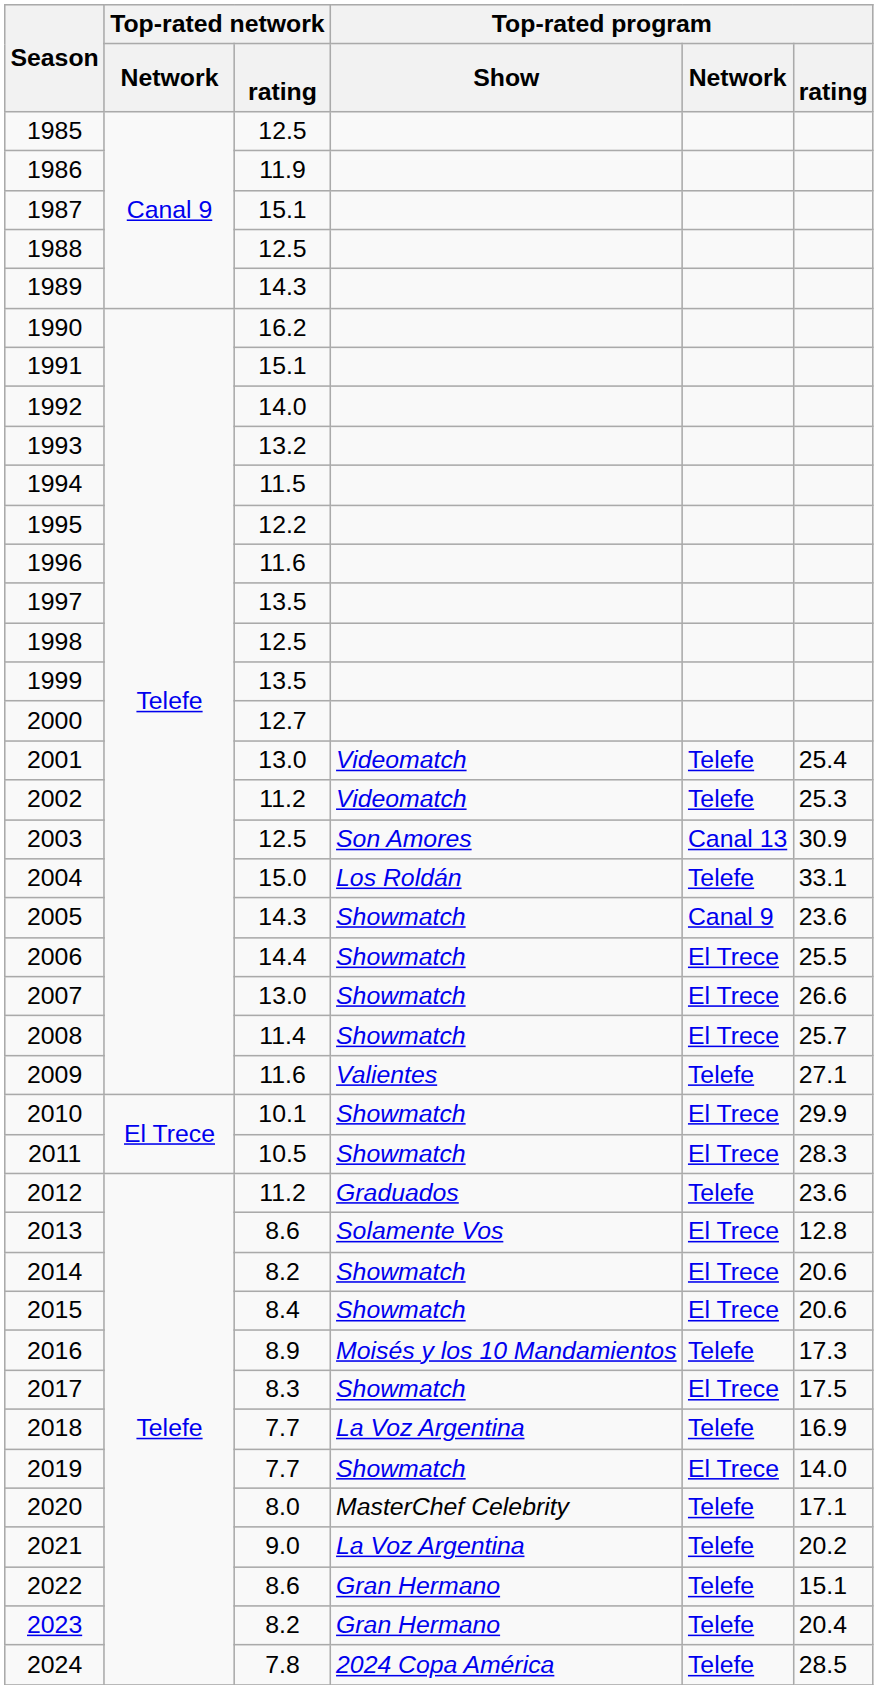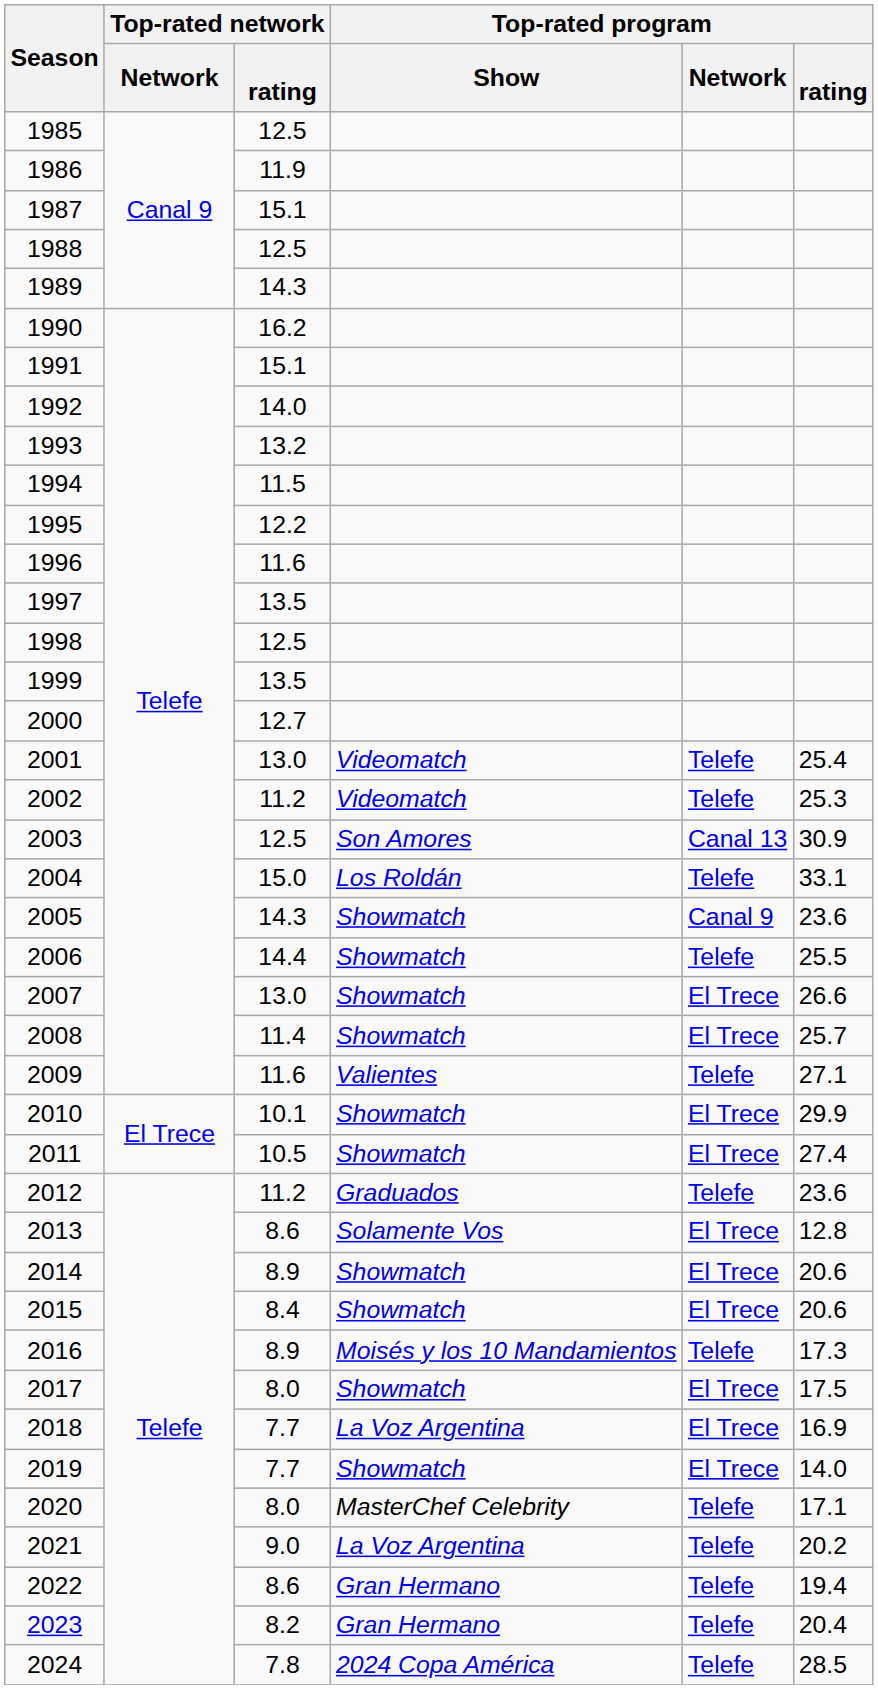(733, 956) El Trece -> (721, 956) Telefe
(823, 1153) 28.3 -> (823, 1153) 27.4
(282, 1271) 8.2 -> (282, 1271) 8.9
(282, 1389) 8.3 -> (282, 1389) 8.0
(721, 1428) Telefe -> (733, 1428) El Trece
(823, 1585) 15.1 -> (823, 1585) 19.4
